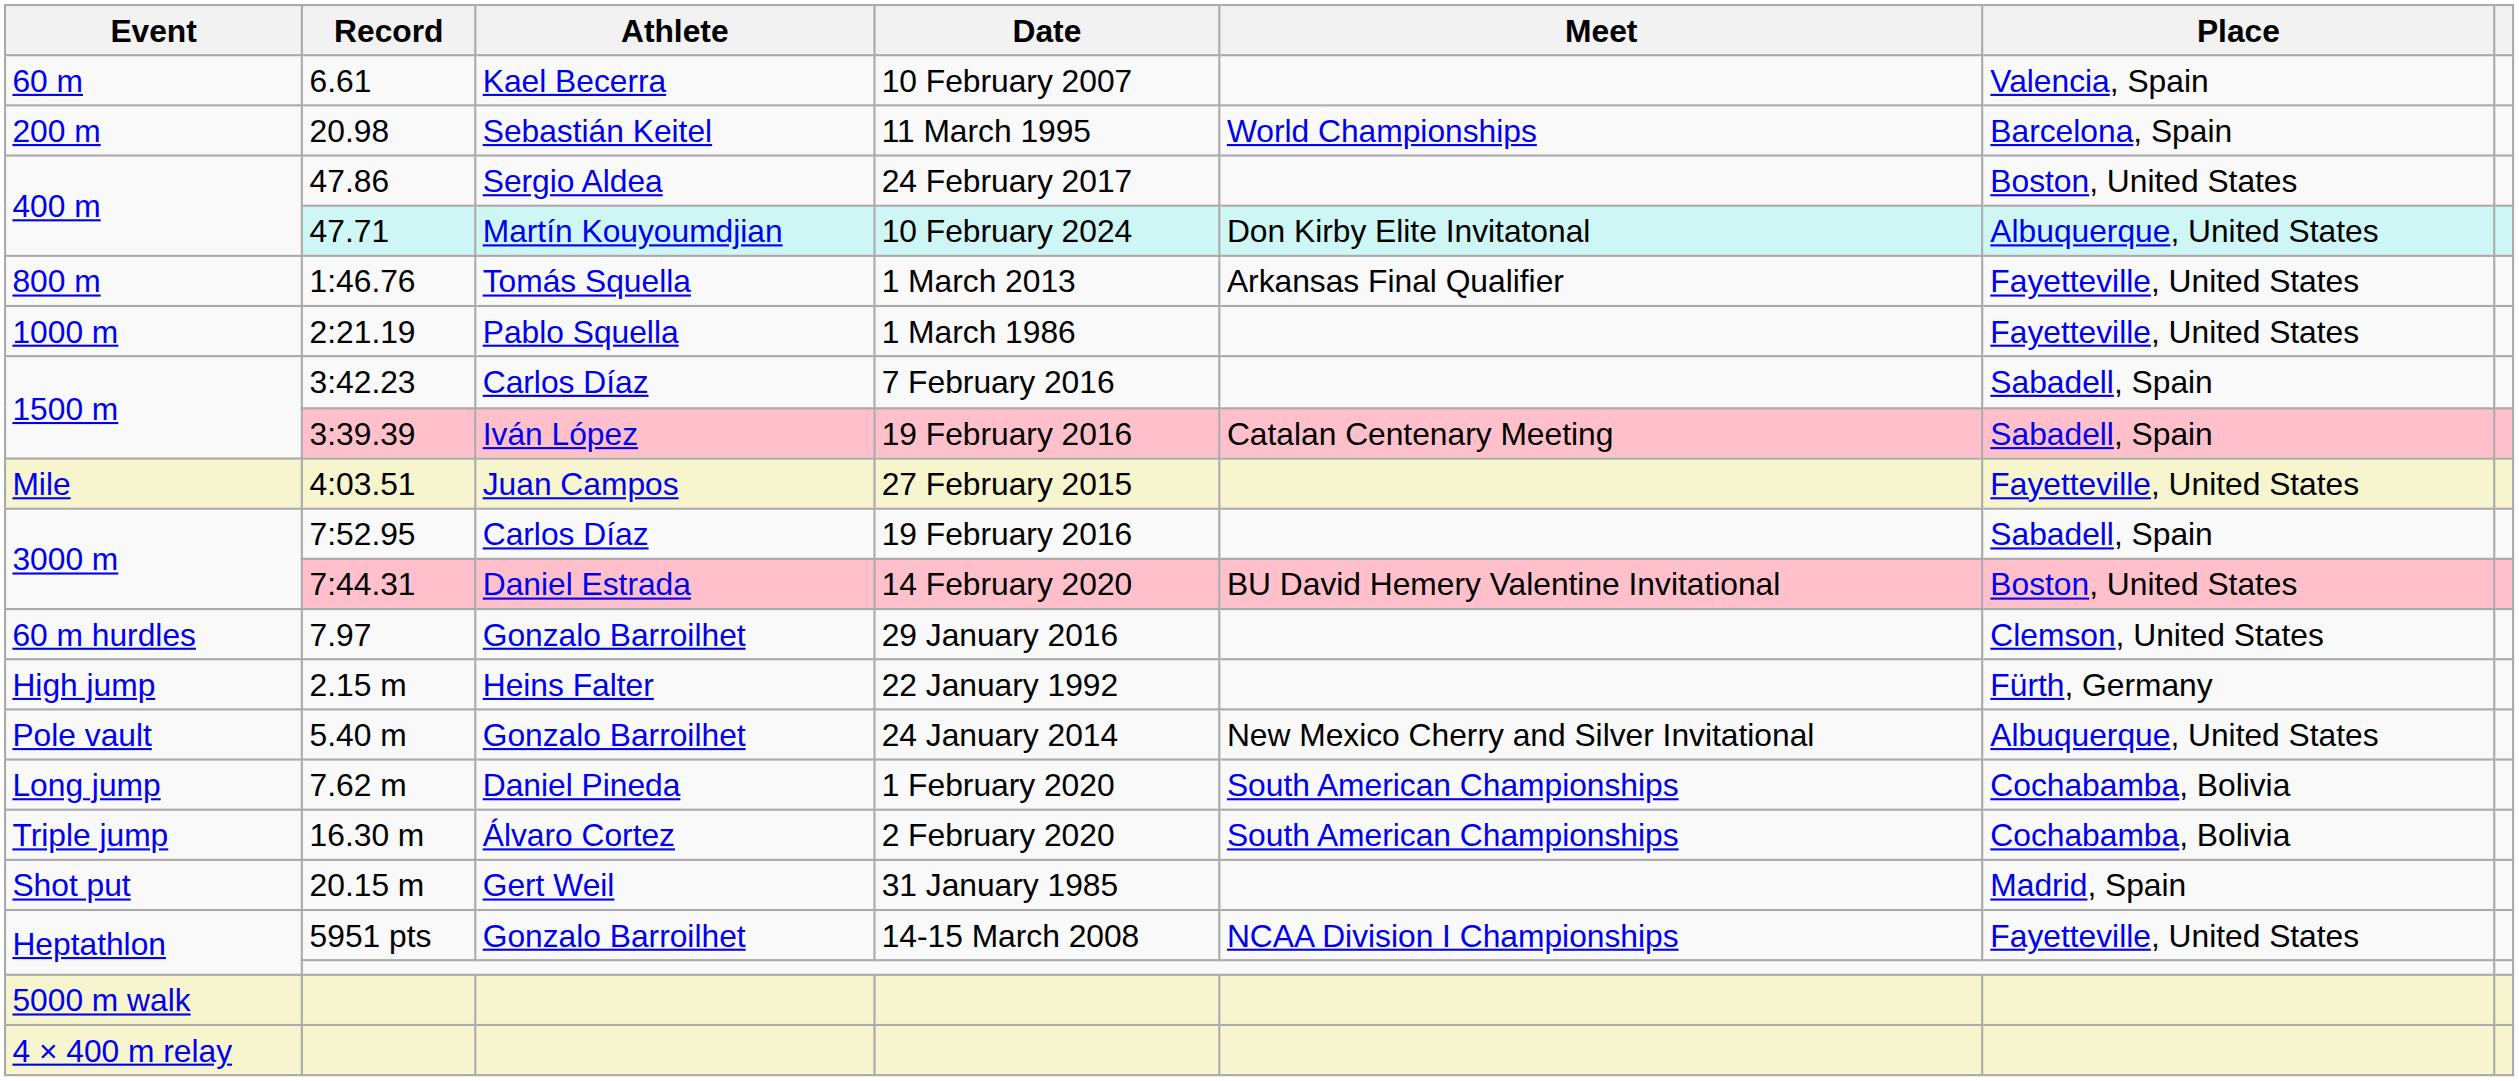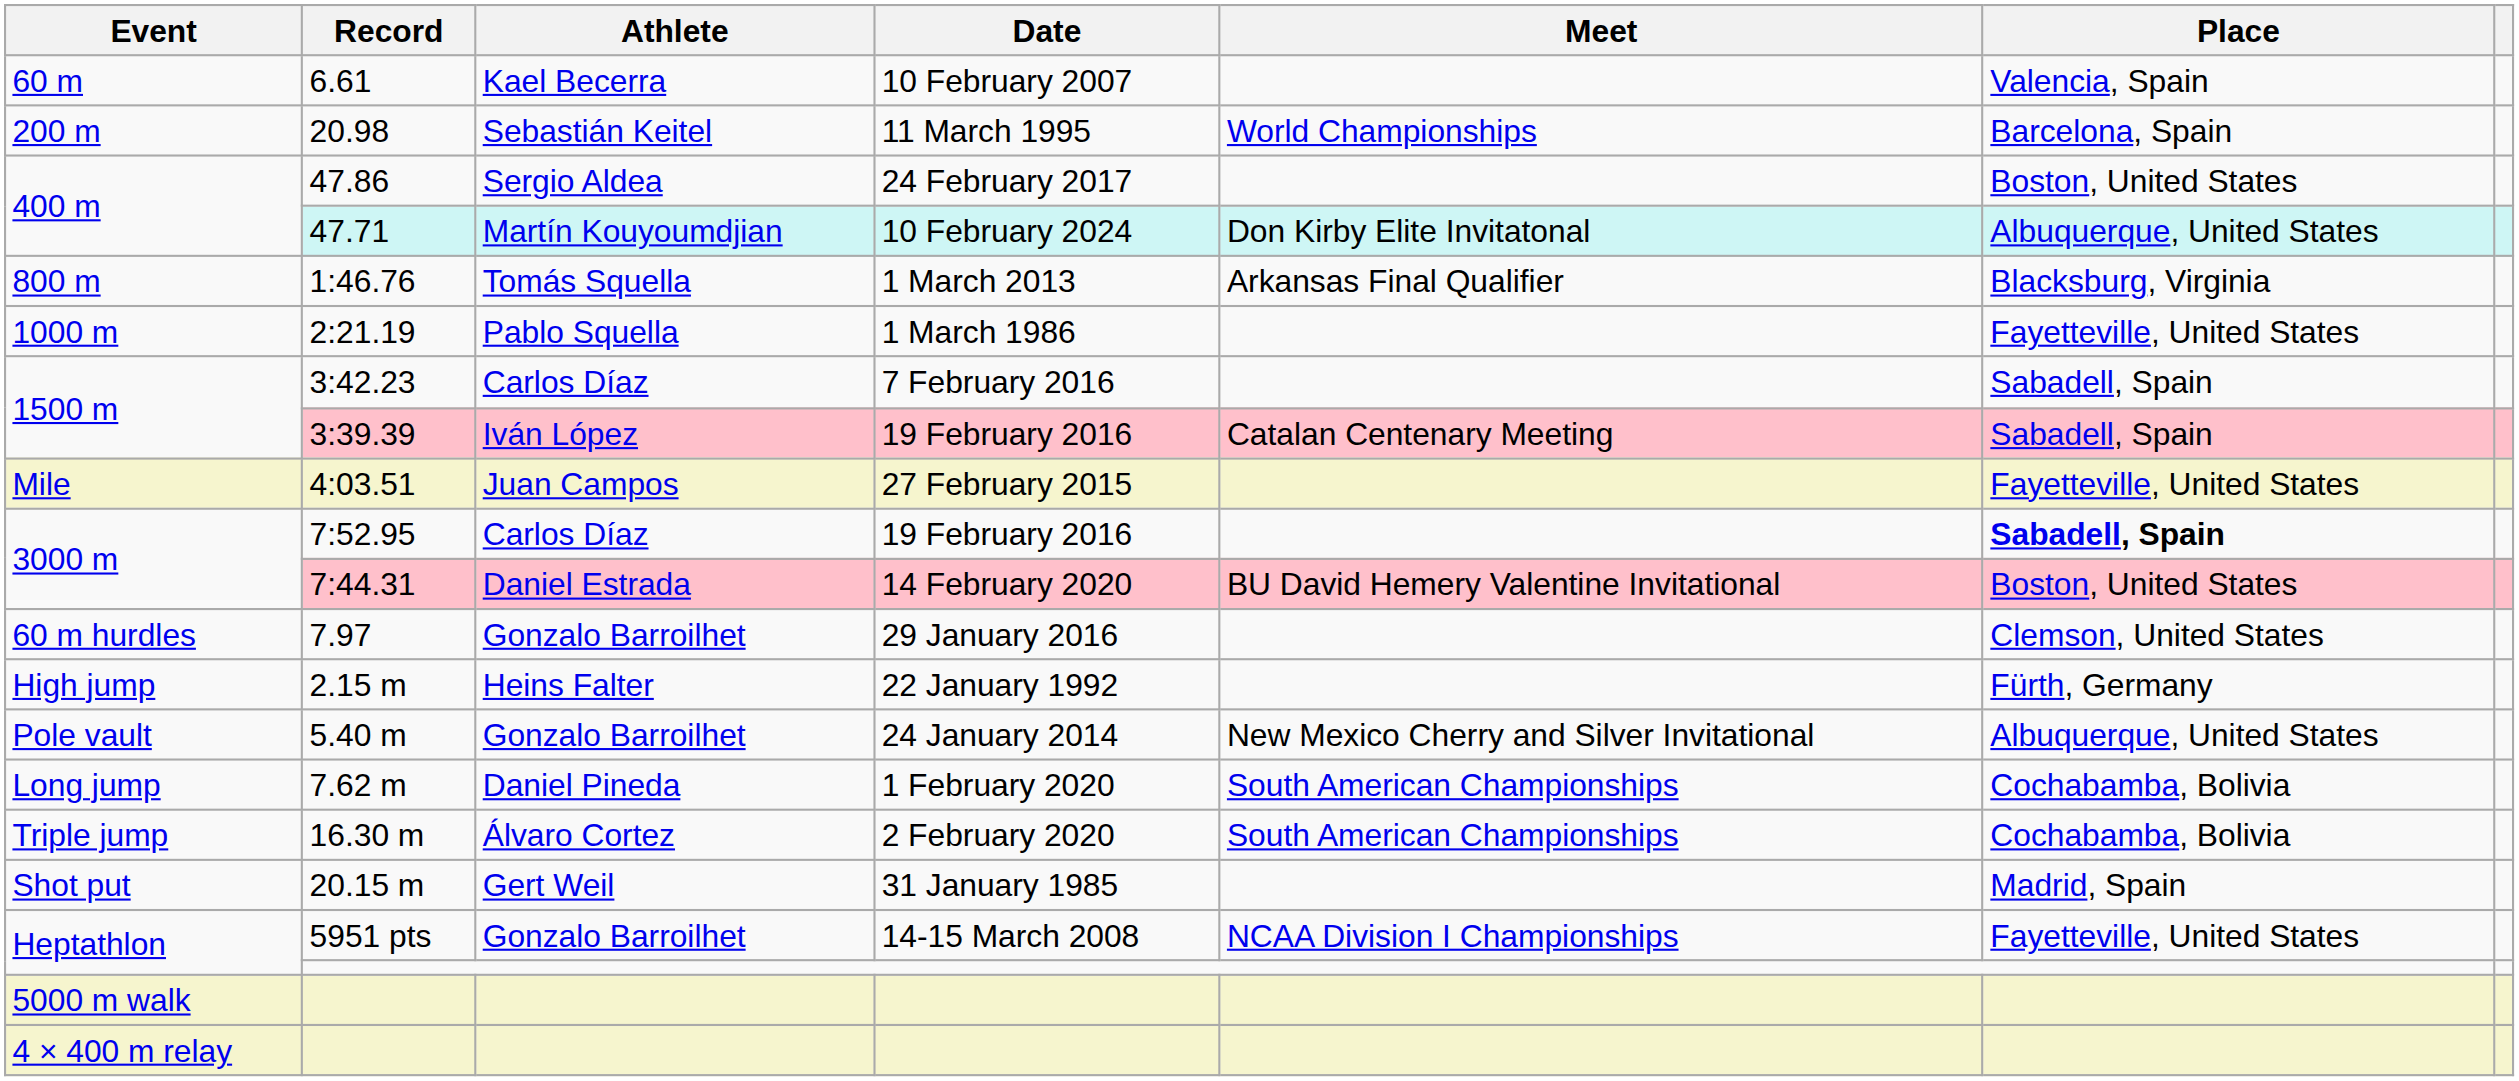(2175, 282) Fayetteville, United States -> (2130, 282) Blacksburg, Virginia
(2102, 533) normal -> (2108, 533) bold
